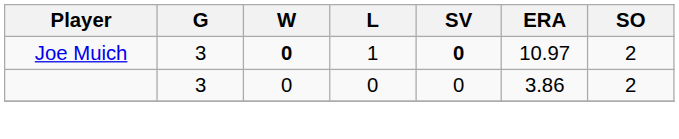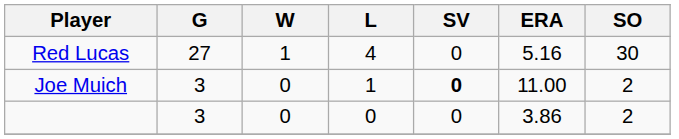+ row: (81, 52)
(287, 52) bold -> (285, 85) normal
(545, 52) 10.97 -> (542, 85) 11.00
